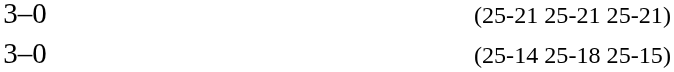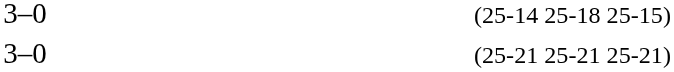rows swapped: (572, 55) <-> (572, 15)
